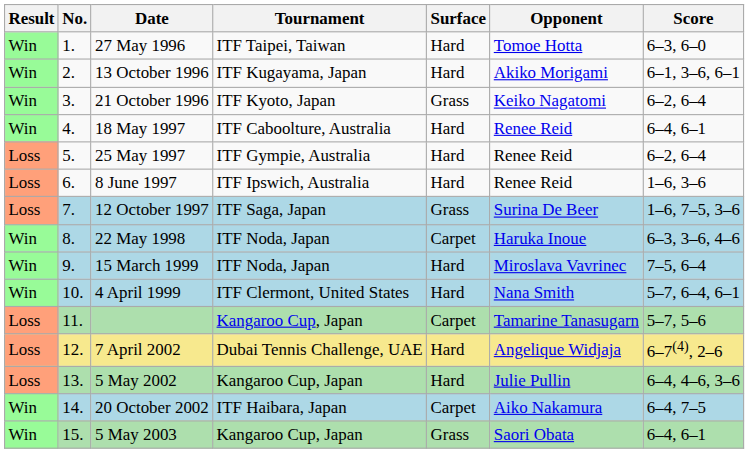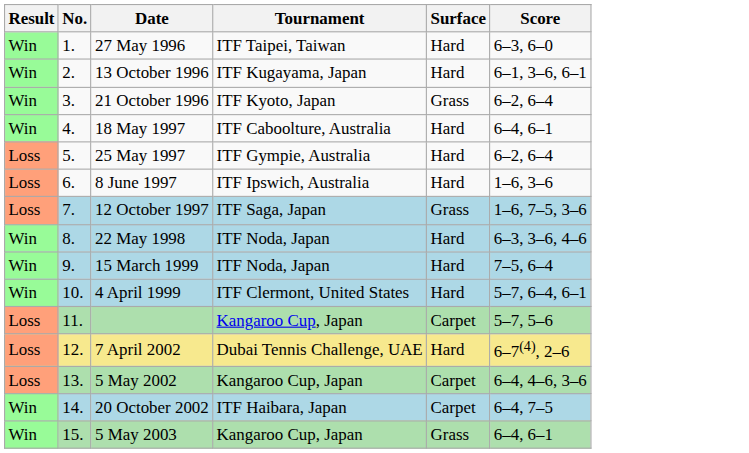- column: (566, 17)
(453, 237) Carpet -> (447, 237) Hard
(447, 379) Hard -> (453, 379) Carpet
